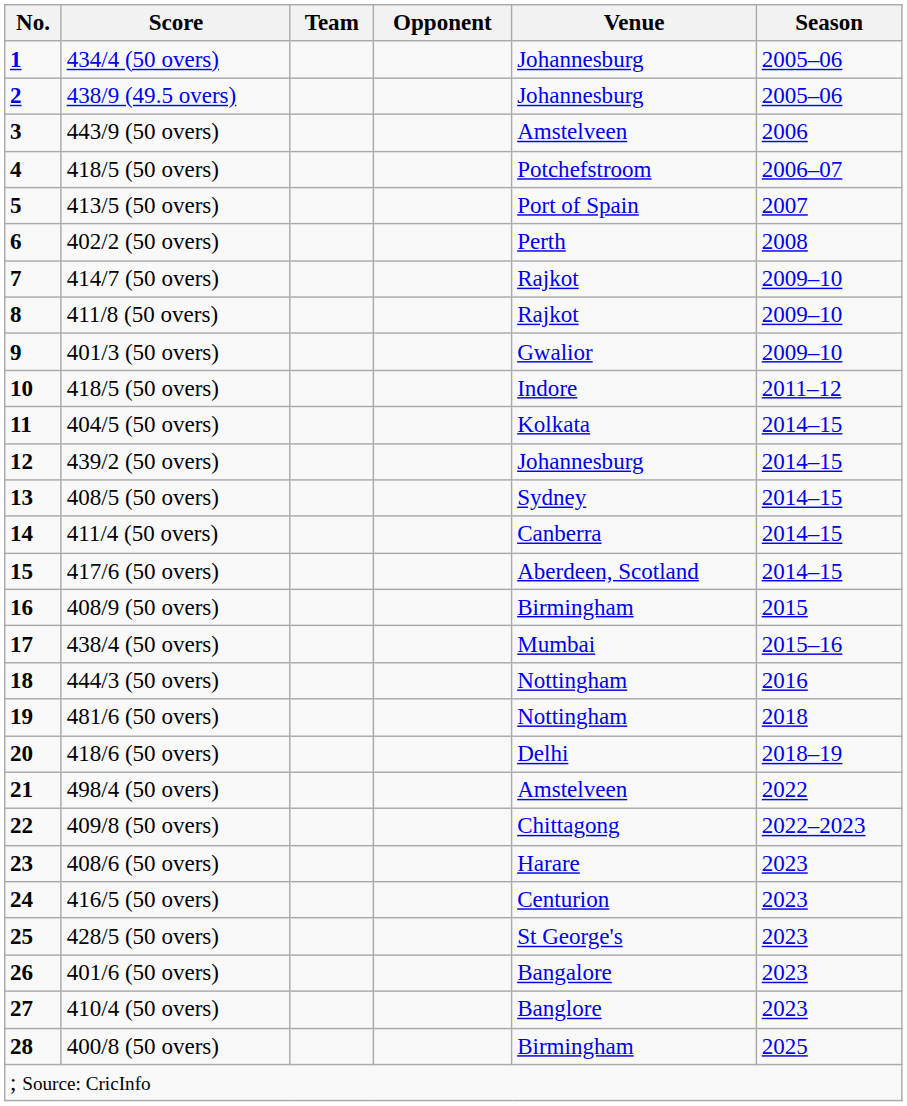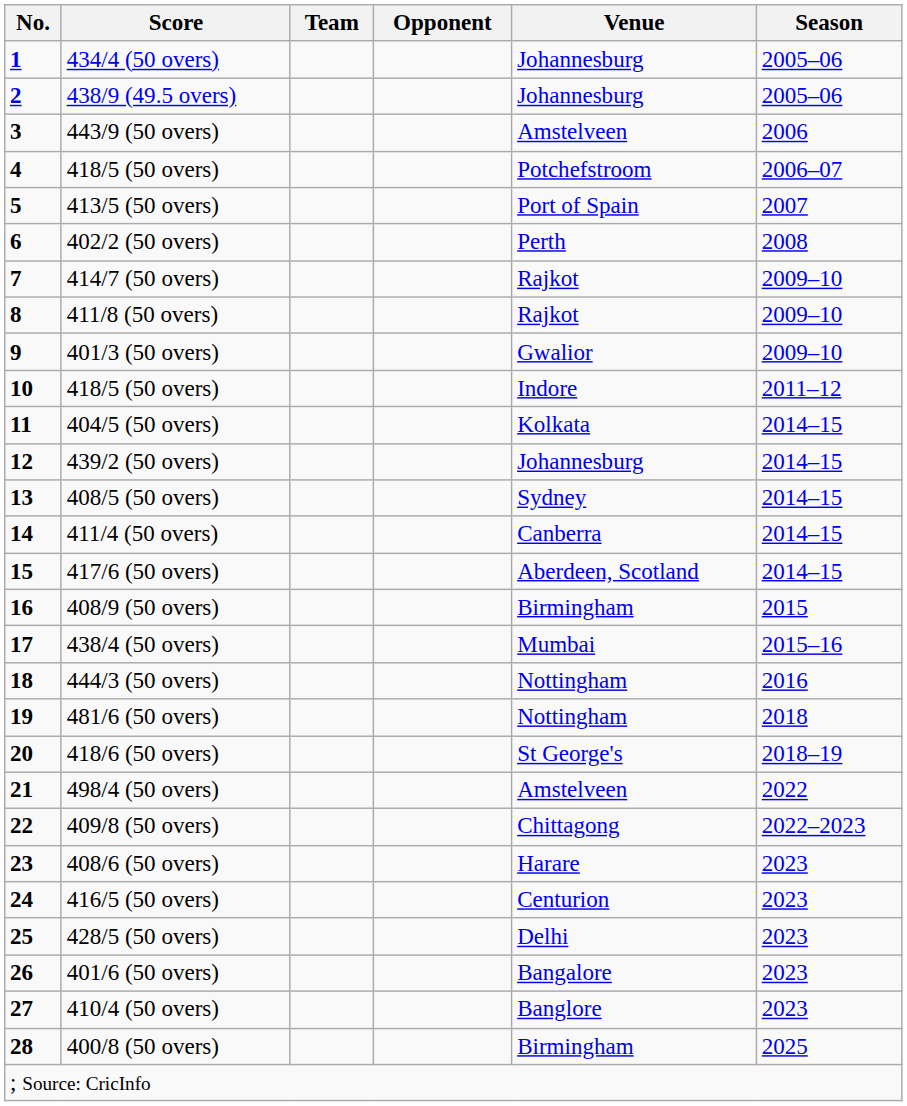(543, 753) Delhi -> (570, 753) St George's
(570, 936) St George's -> (543, 936) Delhi
